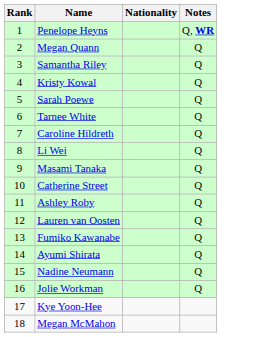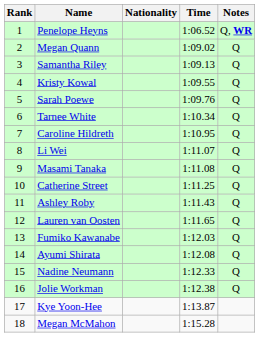+ column: (199, 13)
